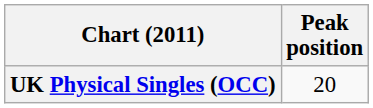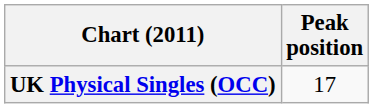(325, 84) 20 -> (325, 84) 17
